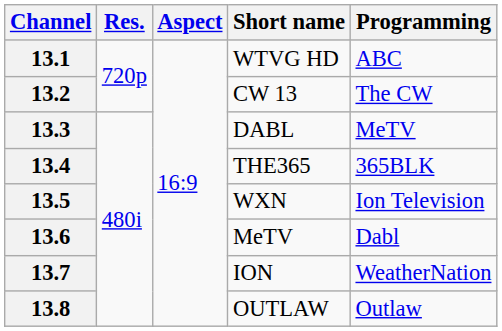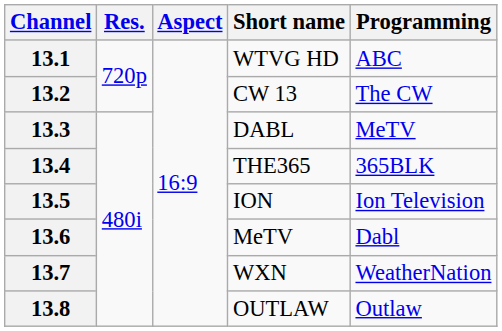(260, 201) WXN -> (253, 201) ION
(253, 272) ION -> (260, 272) WXN
